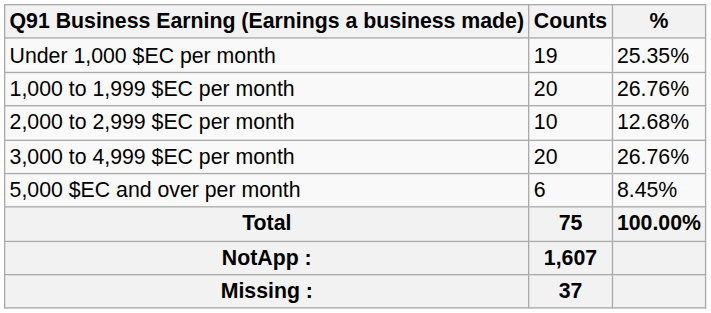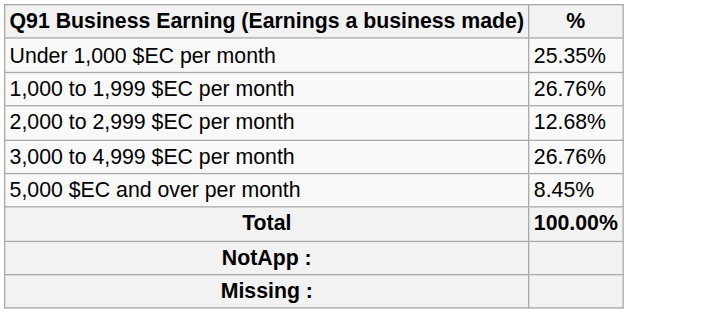- column: (570, 21)
